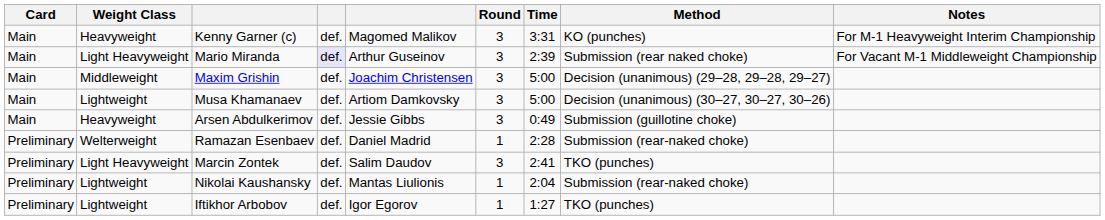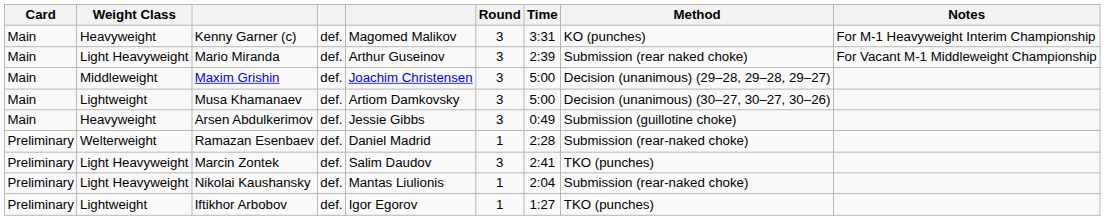(331, 57) lavender background -> (331, 57) no background
(114, 183) Lightweight -> (134, 183) Light Heavyweight
